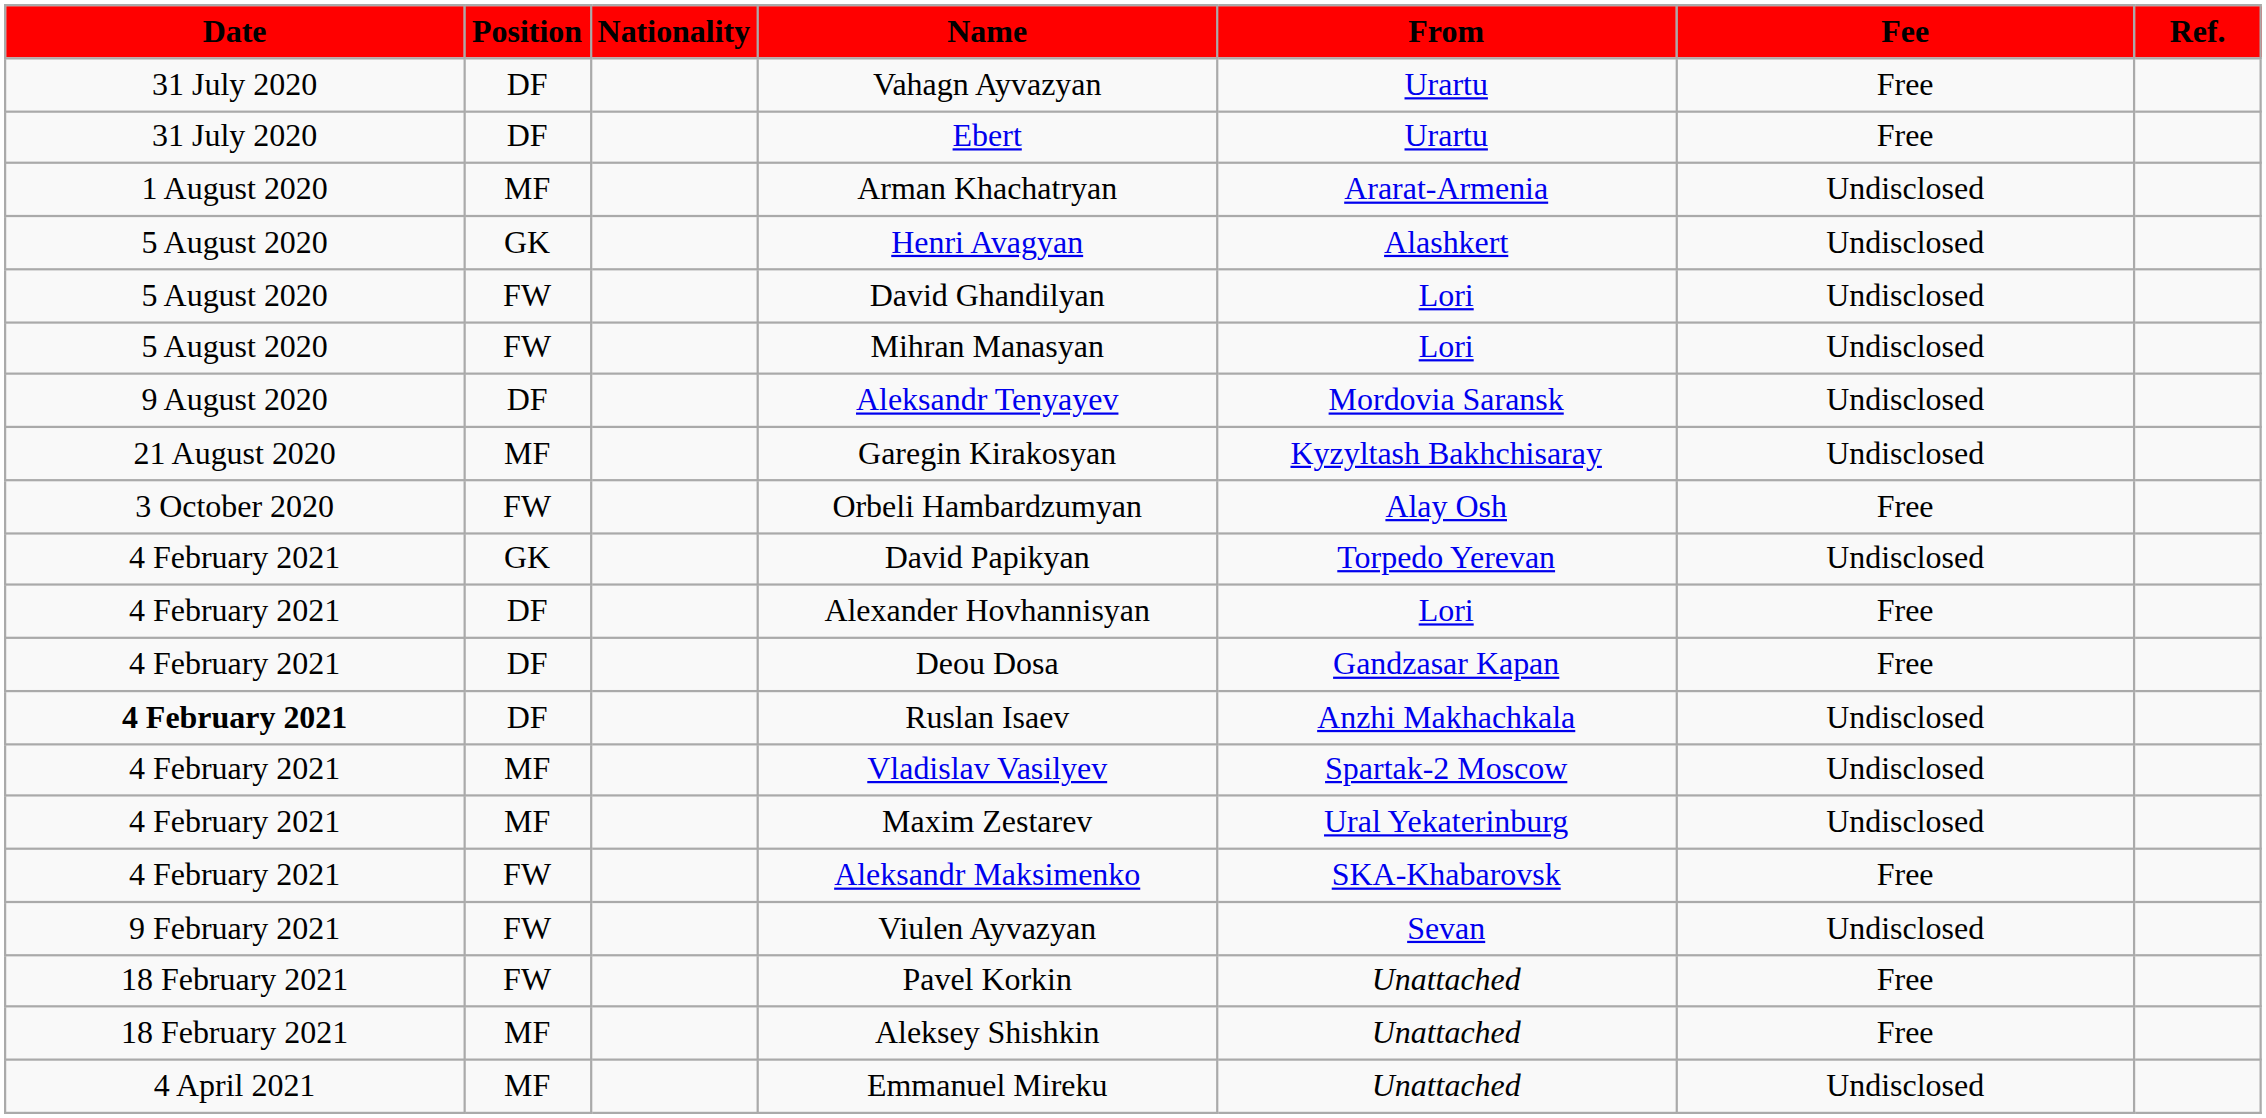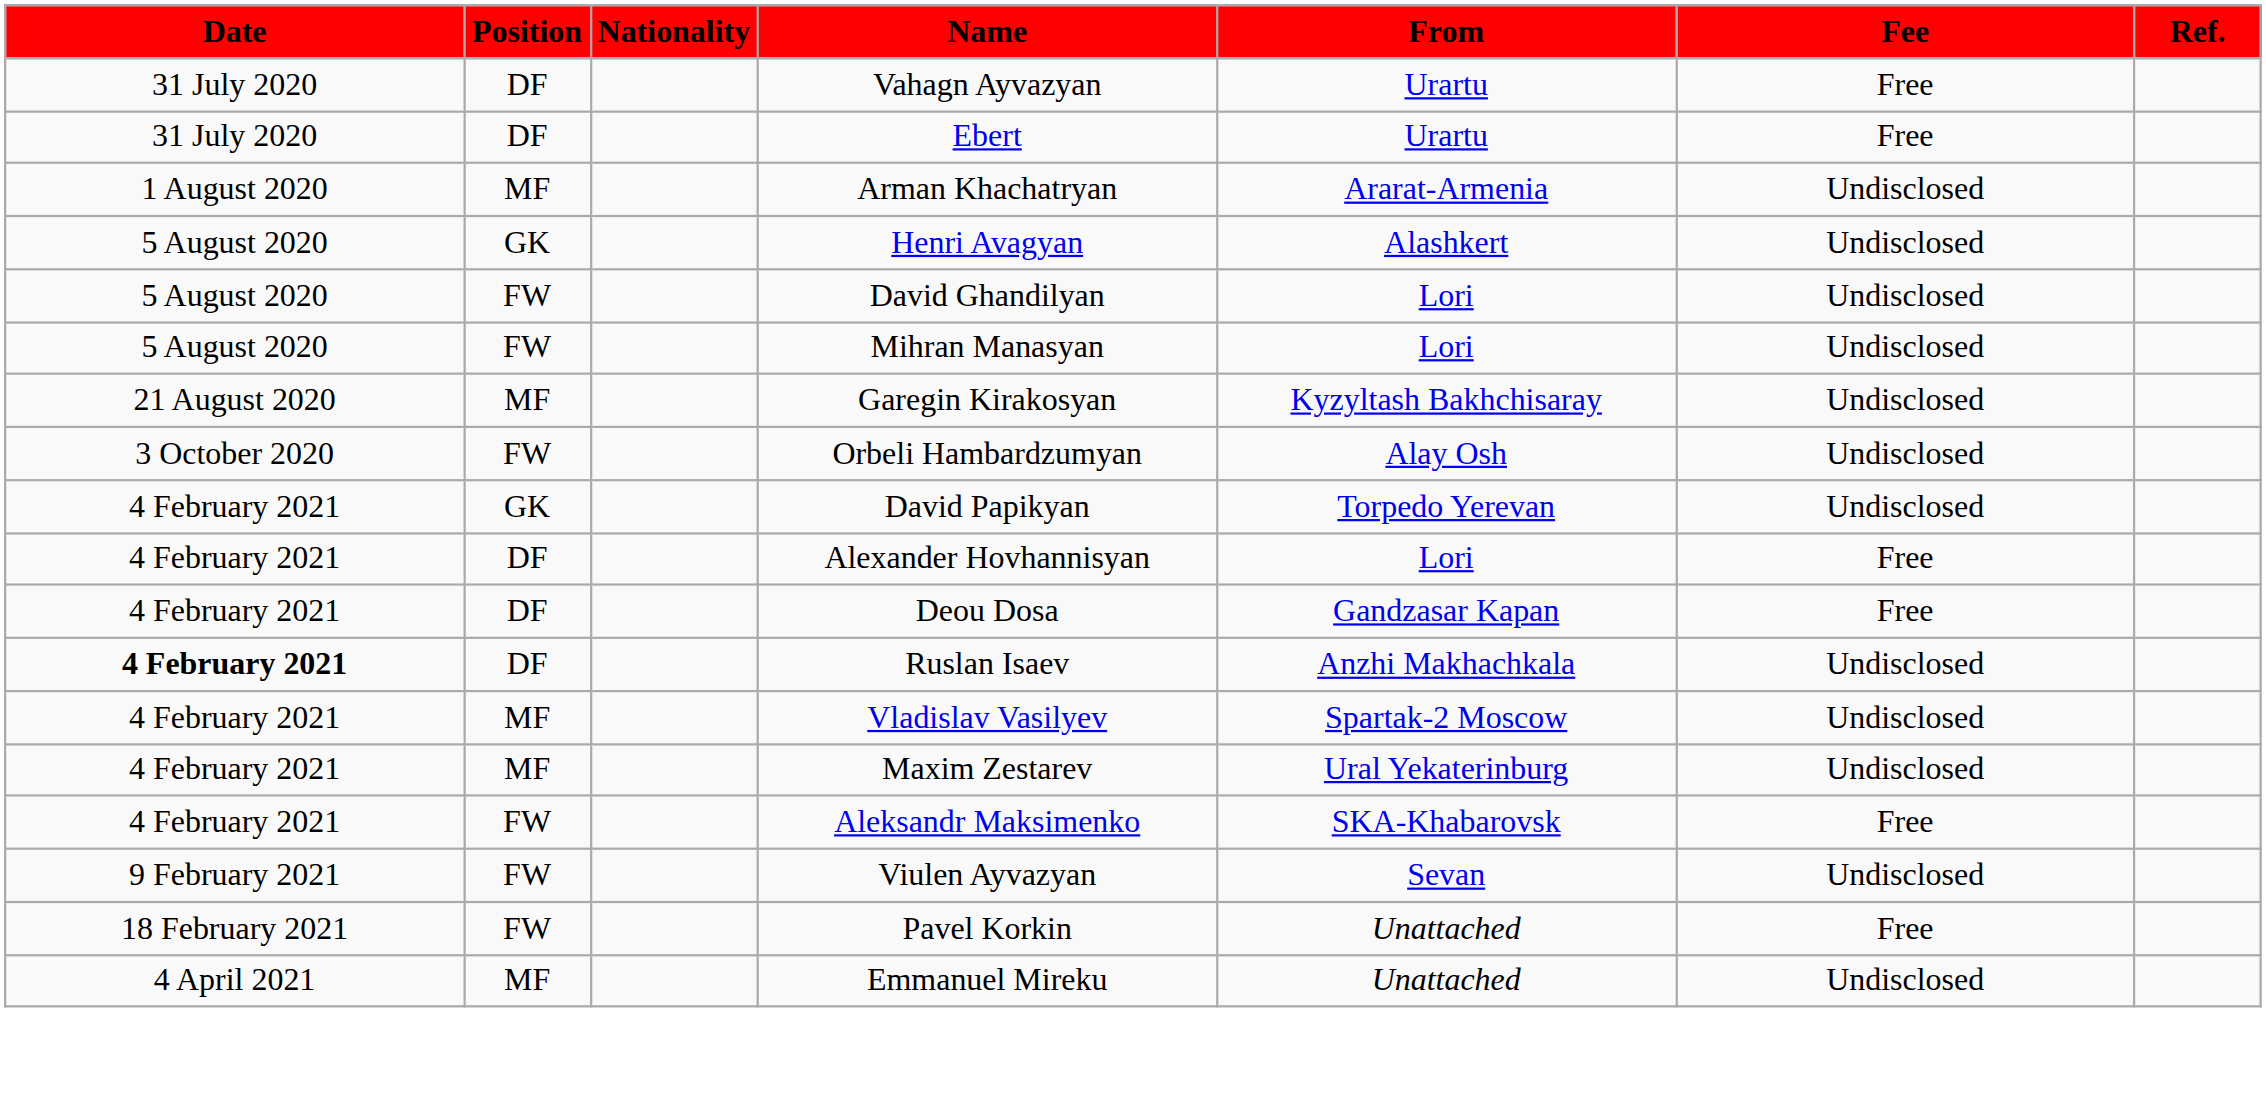- row: (987, 400)
(1905, 505) Free -> (1905, 453) Undisclosed
- row: (987, 1033)
